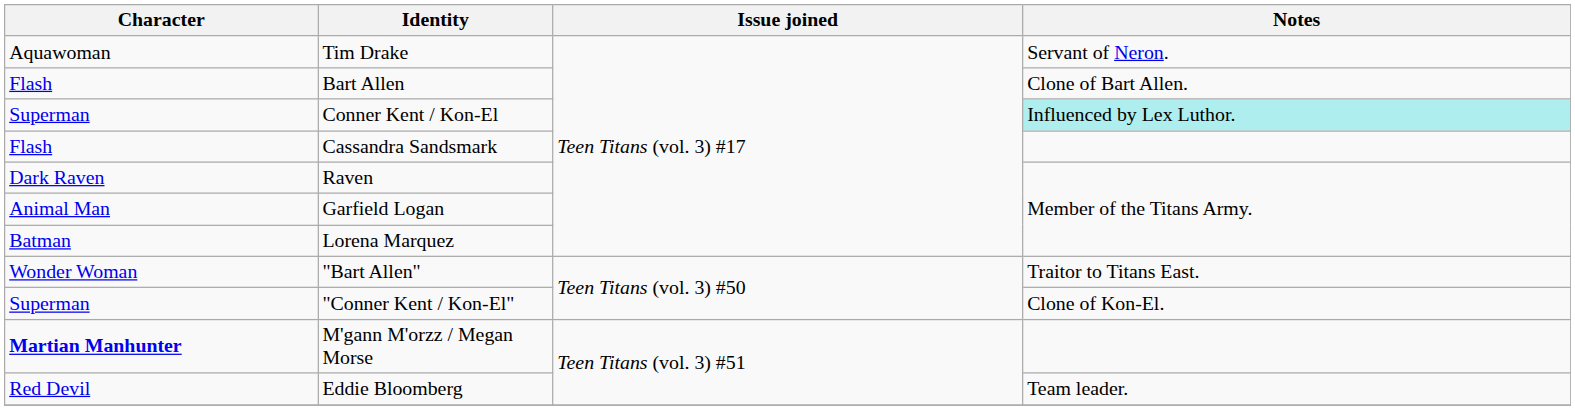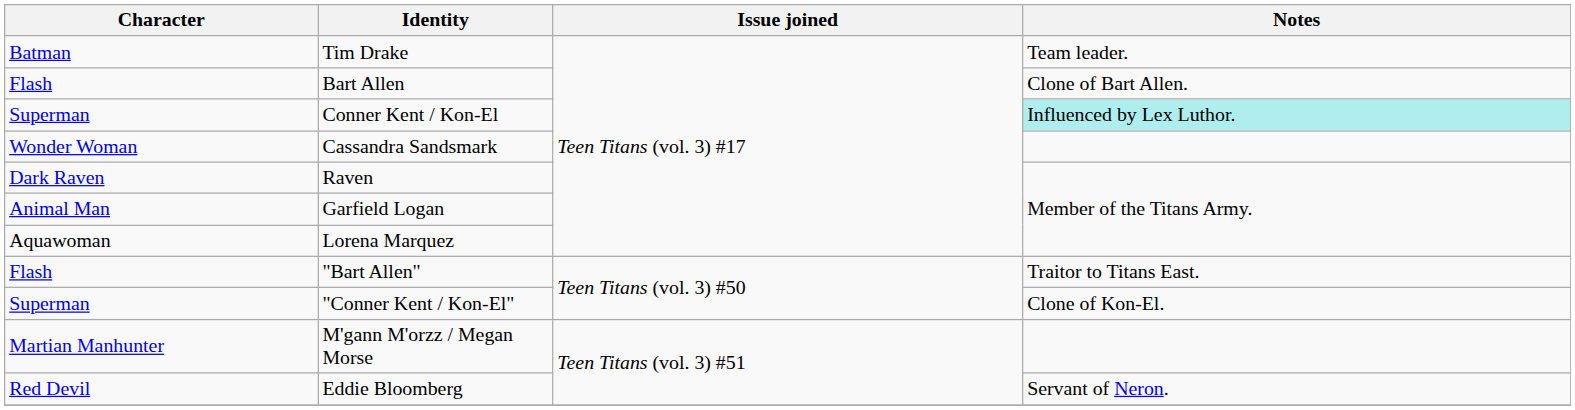(60, 51) Aquawoman -> (40, 51) Batman
(1098, 51) Servant of Neron. -> (1078, 51) Team leader.
(31, 146) Flash -> (73, 146) Wonder Woman
(40, 240) Batman -> (60, 240) Aquawoman
(73, 271) Wonder Woman -> (31, 271) Flash
(95, 346) bold -> (87, 346) normal
(1078, 388) Team leader. -> (1098, 388) Servant of Neron.
